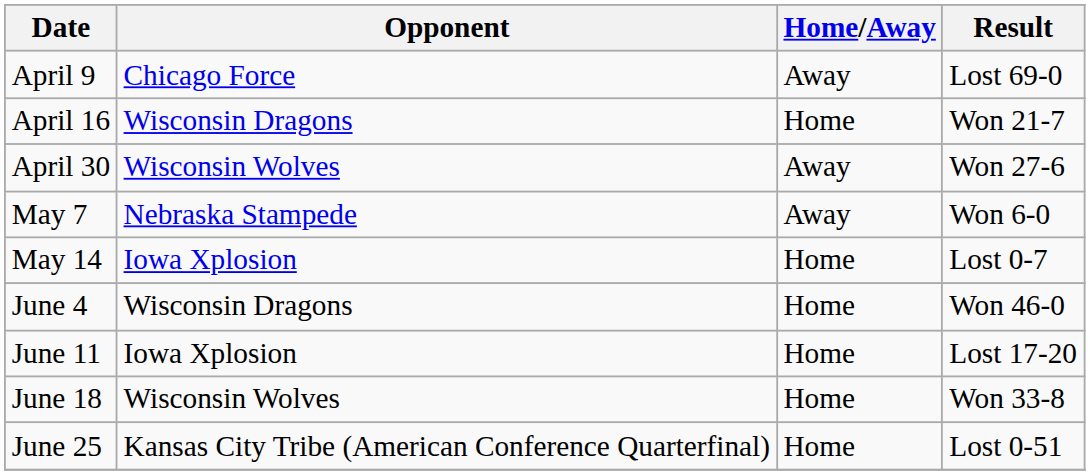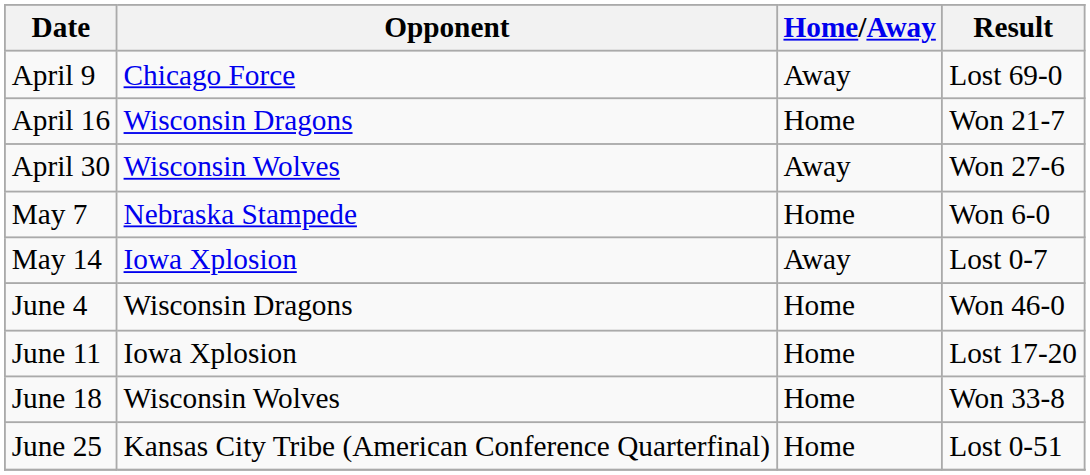(817, 213) Away -> (819, 213) Home
(819, 259) Home -> (817, 259) Away
